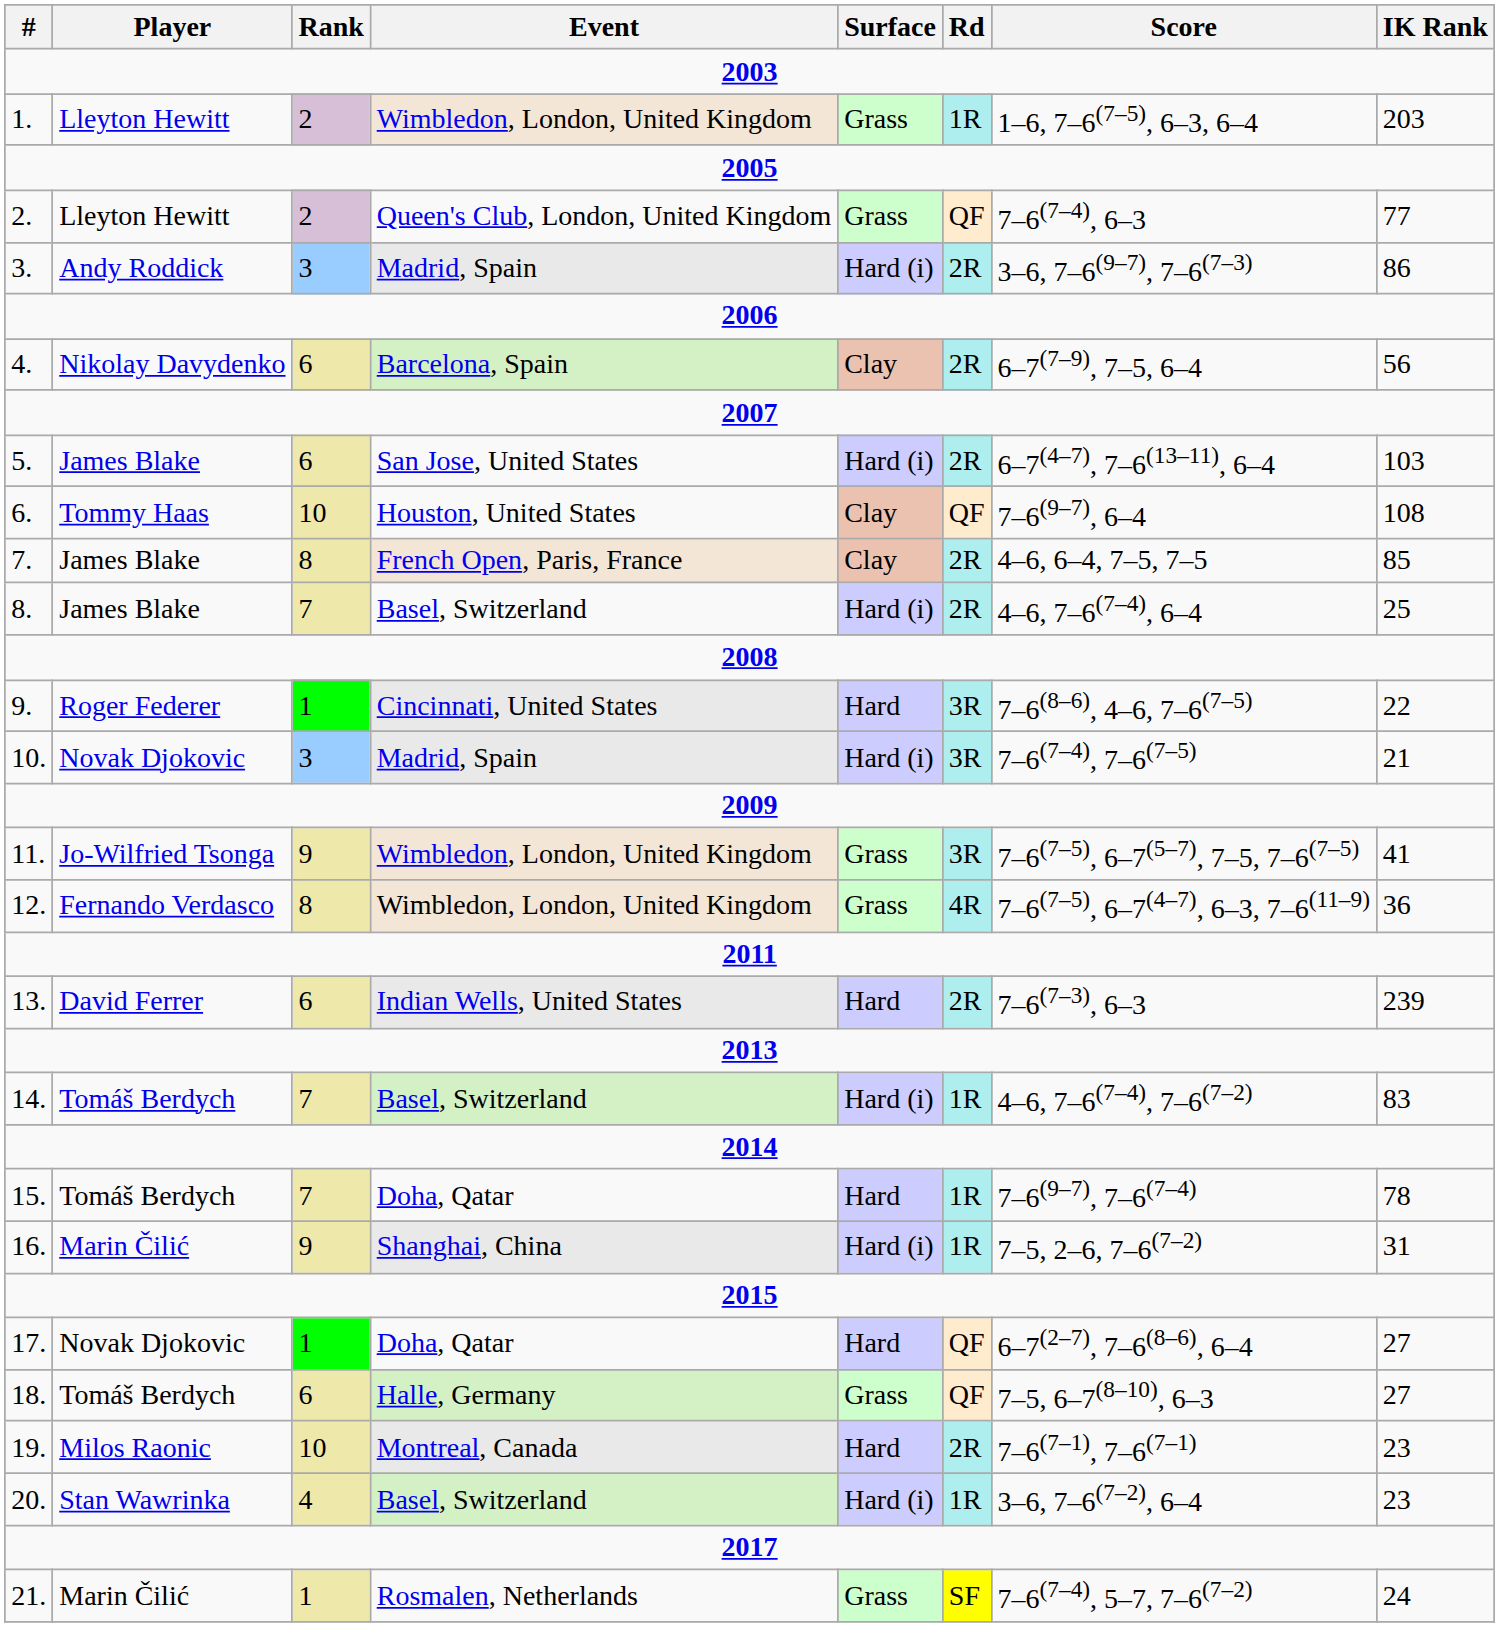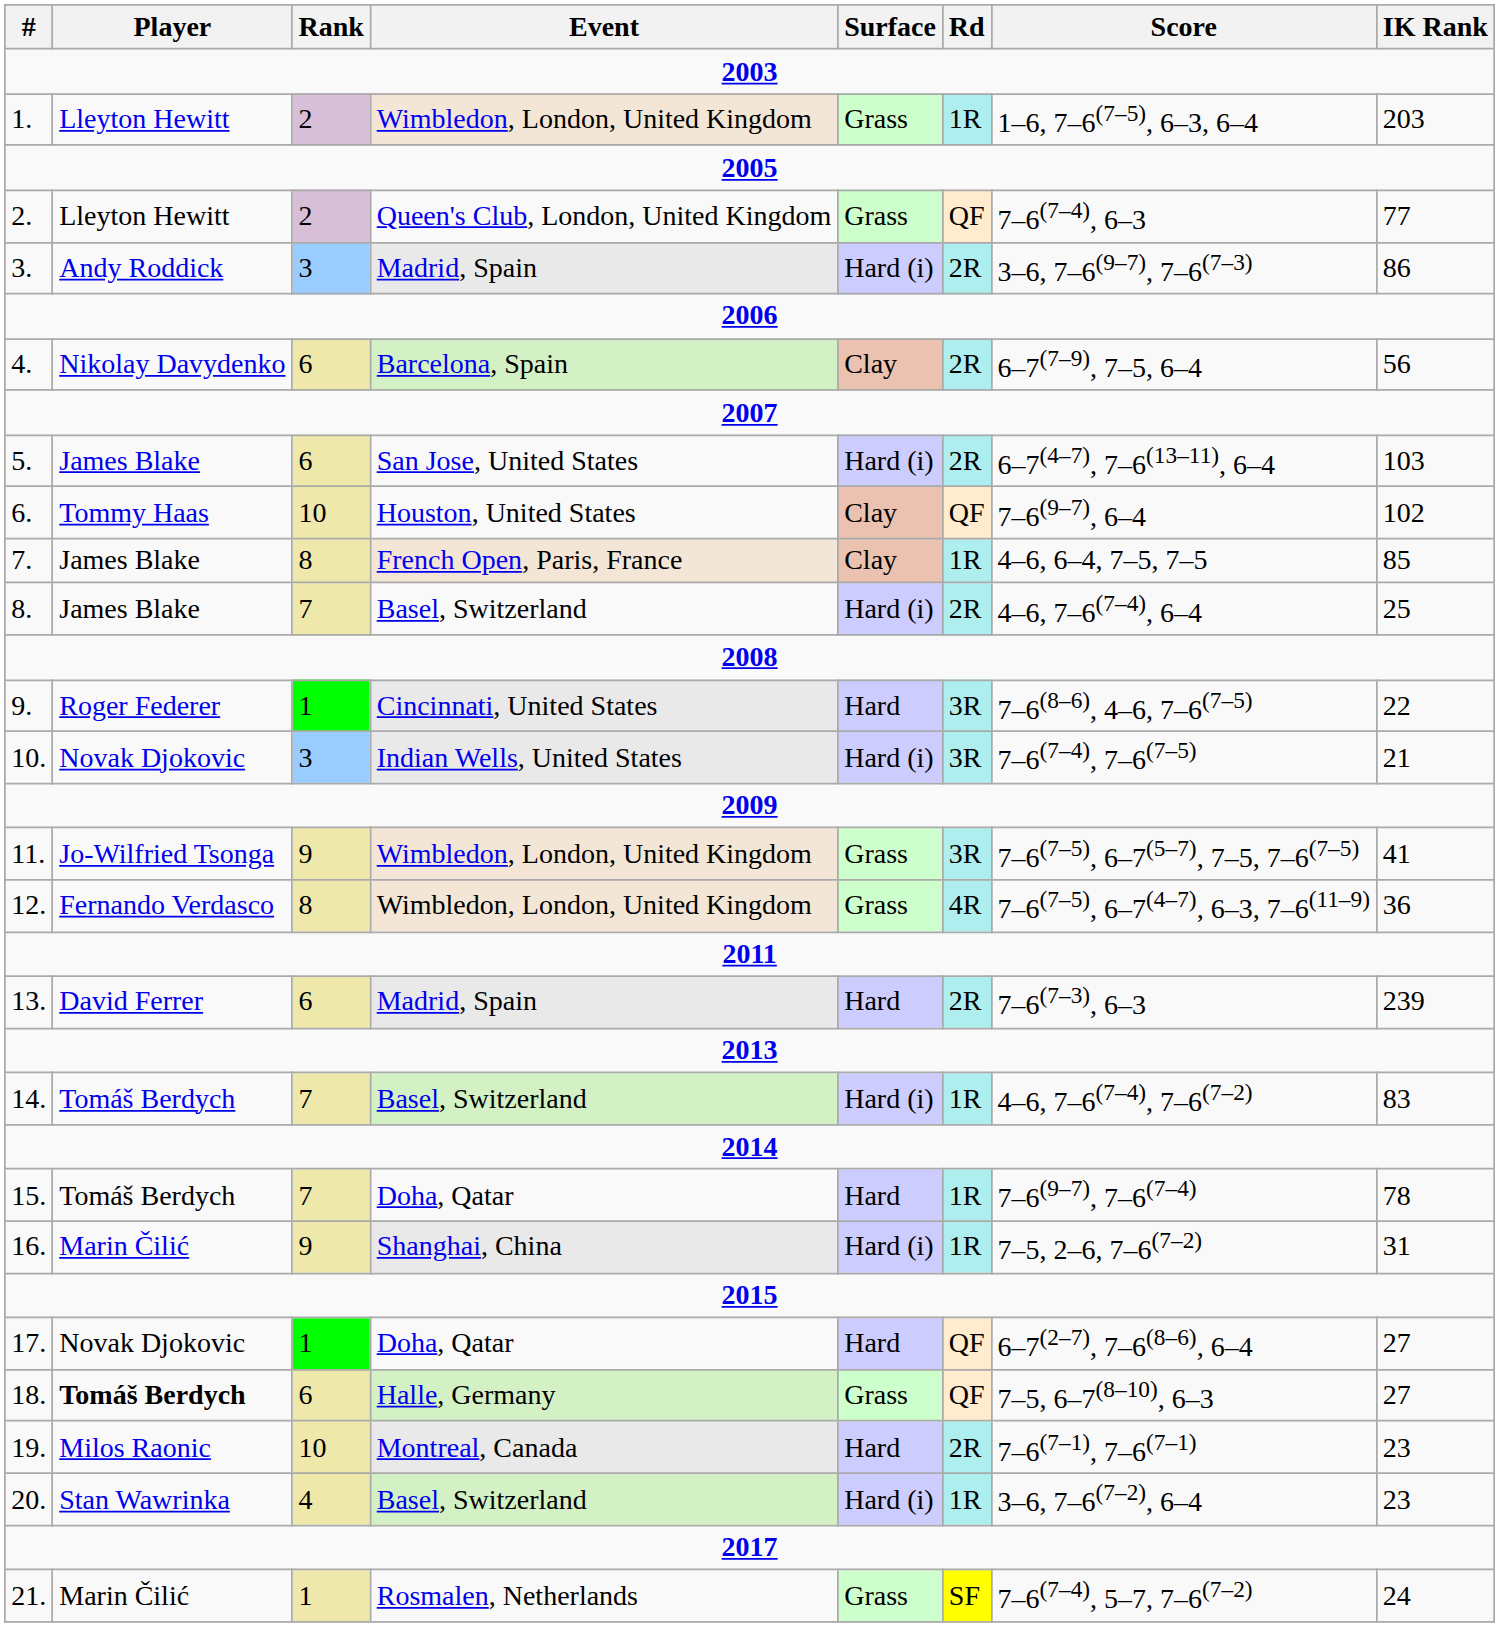(1404, 512) 108 -> (1404, 512) 102
(965, 560) 2R -> (965, 560) 1R
(457, 757) Madrid, Spain -> (529, 757) Indian Wells, United States
(529, 1001) Indian Wells, United States -> (457, 1001) Madrid, Spain
(147, 1395) normal -> (152, 1395) bold
